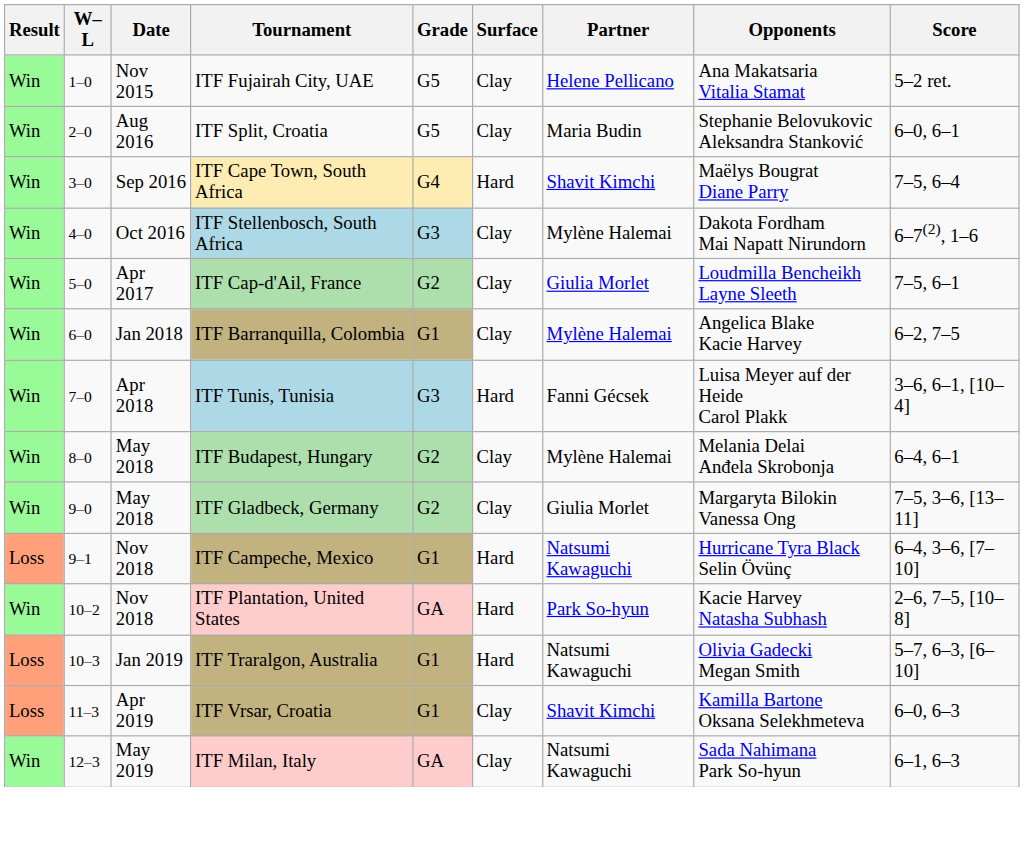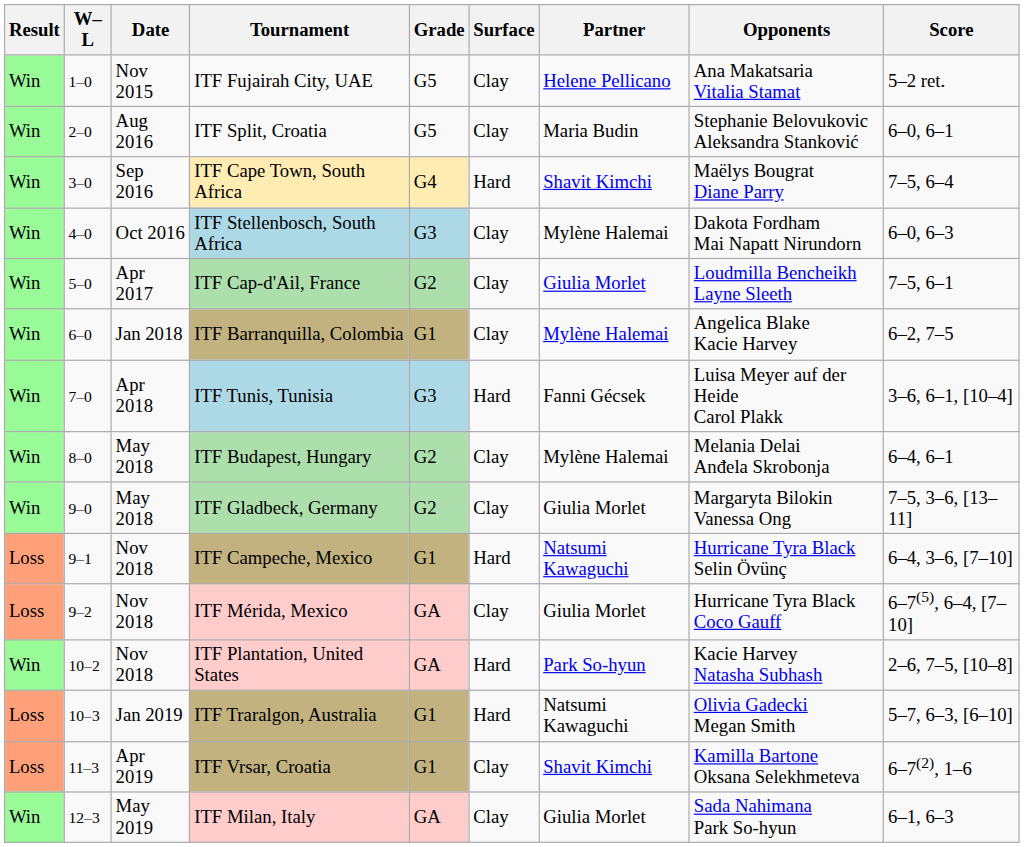(936, 232) 6–7(2), 1–6 -> (921, 232) 6–0, 6–3
+ row: (271, 611)
(927, 710) 6–0, 6–3 -> (930, 766) 6–7(2), 1–6
(589, 761) Natsumi Kawaguchi -> (594, 817) Giulia Morlet
